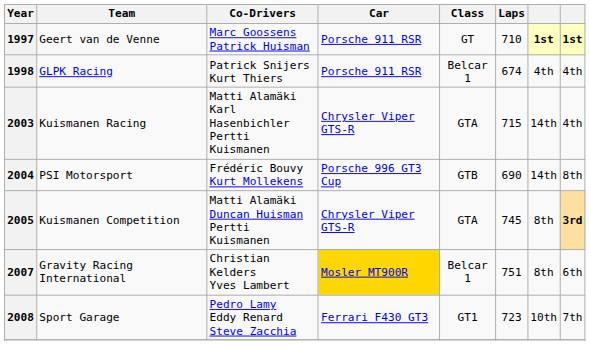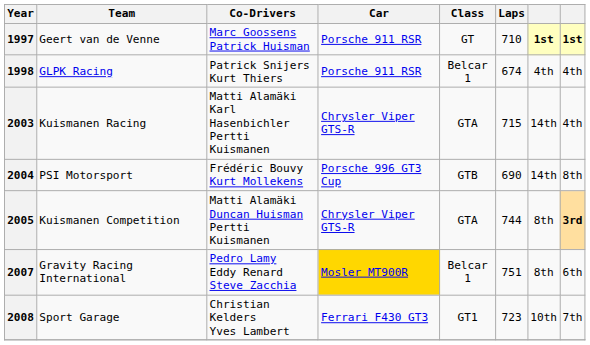(512, 220) 745 -> (512, 220) 744
(250, 272) Christian Kelders Yves Lambert -> (253, 272) Pedro Lamy Eddy Renard Steve Zacchia
(253, 317) Pedro Lamy Eddy Renard Steve Zacchia -> (250, 317) Christian Kelders Yves Lambert
